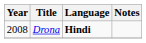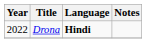(17, 29) 2008 -> (17, 29) 2022
